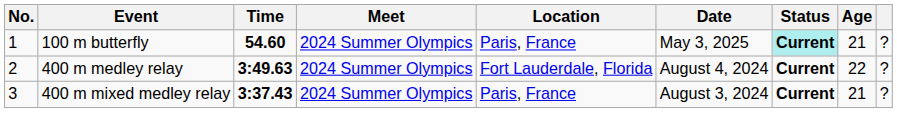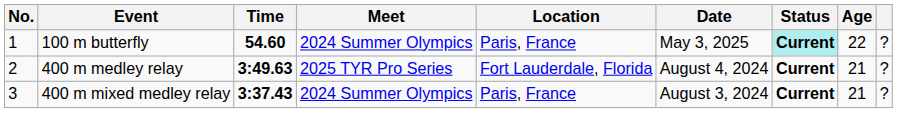(857, 42) 21 -> (857, 42) 22
(386, 68) 2024 Summer Olympics -> (376, 68) 2025 TYR Pro Series
(857, 68) 22 -> (857, 68) 21
